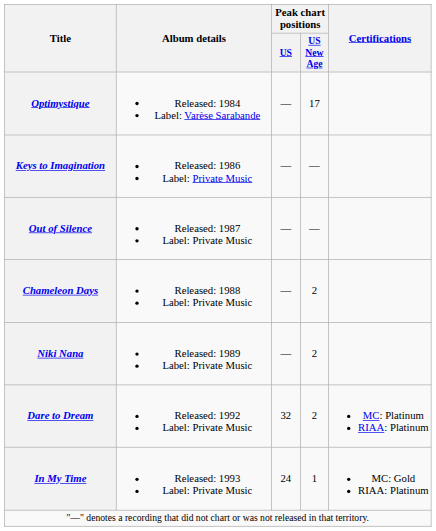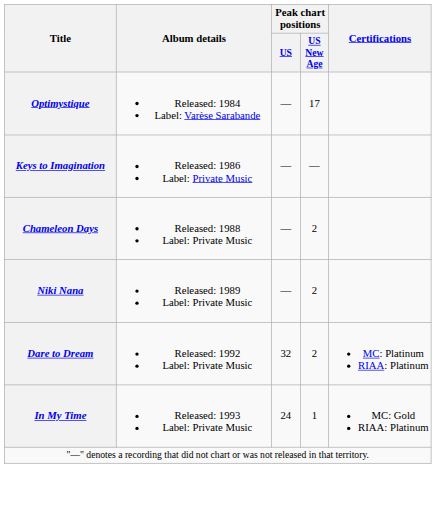- row: (60, 228)
